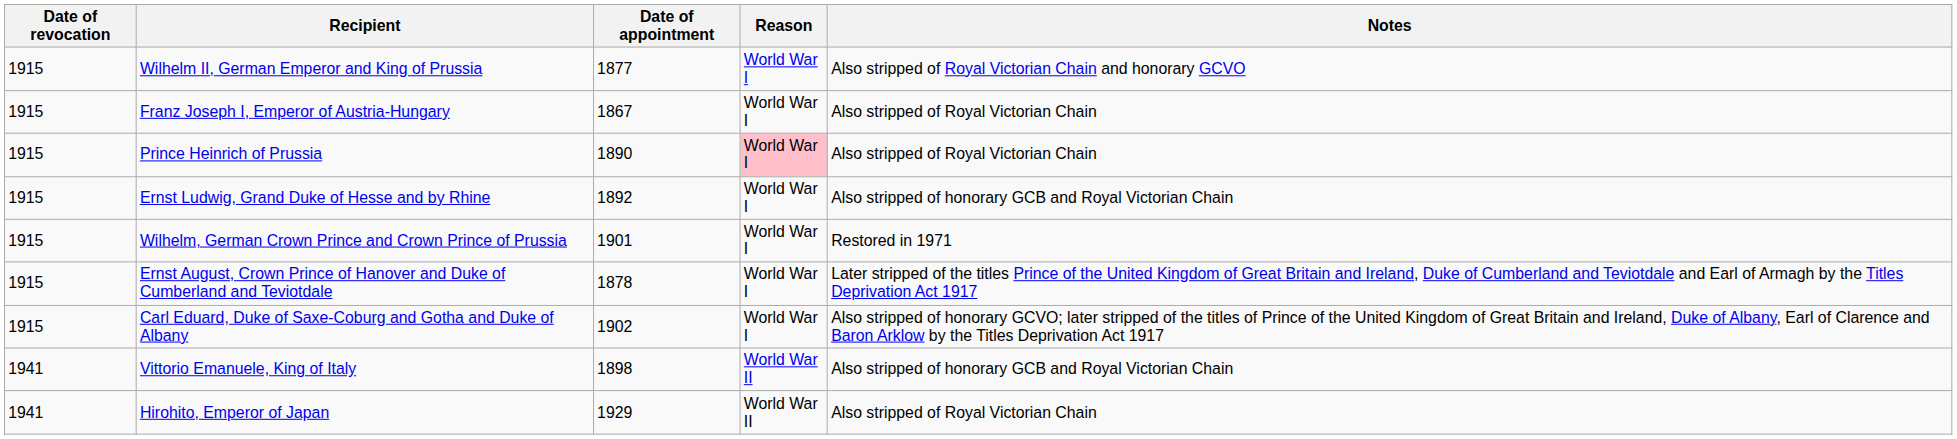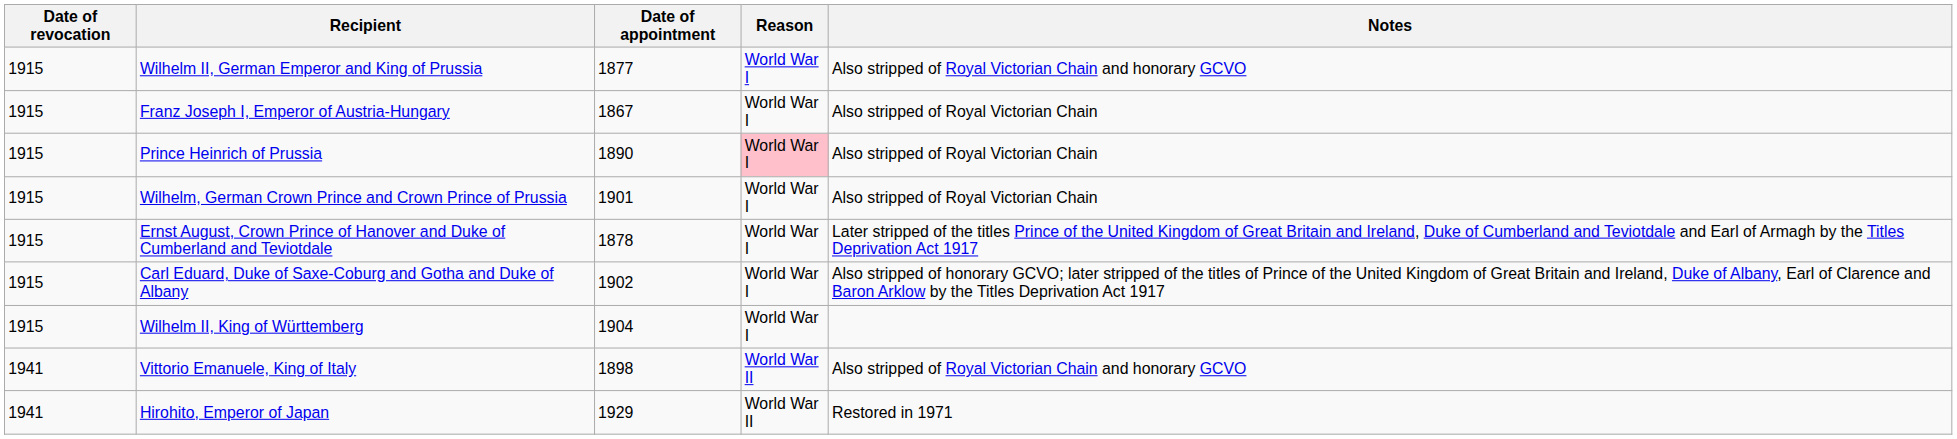- row: (315, 197)
(891, 240) Restored in 1971 -> (965, 197) Also stripped of Royal Victorian Chain
+ row: (252, 326)
(1032, 369) Also stripped of honorary GCB and Royal Victorian Chain -> (1039, 369) Also stripped of Royal Victorian Chain and honorary GCVO
(964, 412) Also stripped of Royal Victorian Chain -> (892, 412) Restored in 1971
